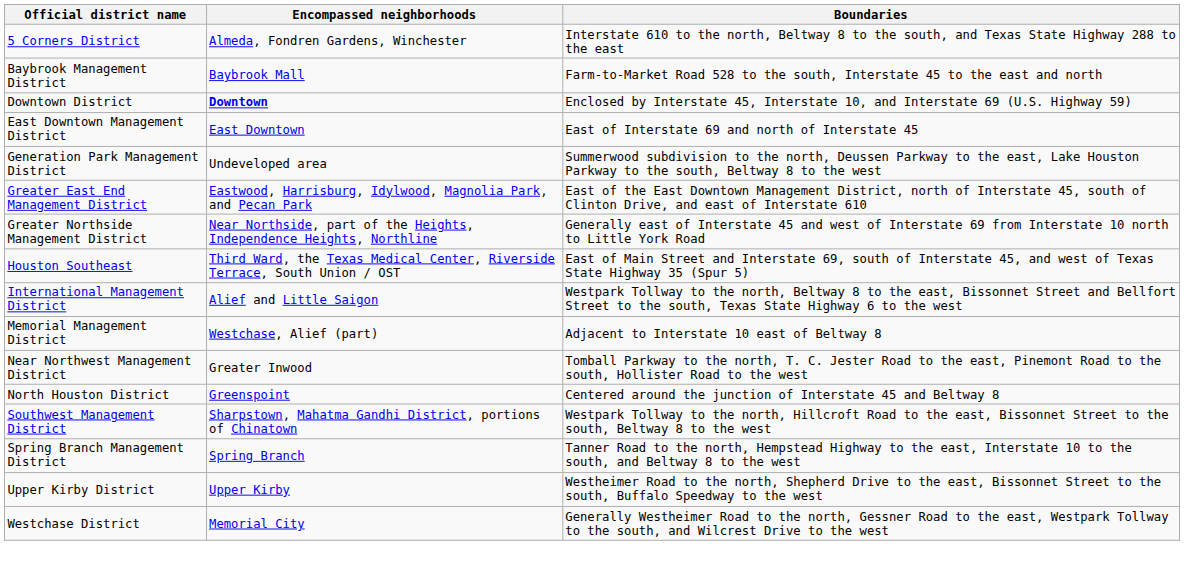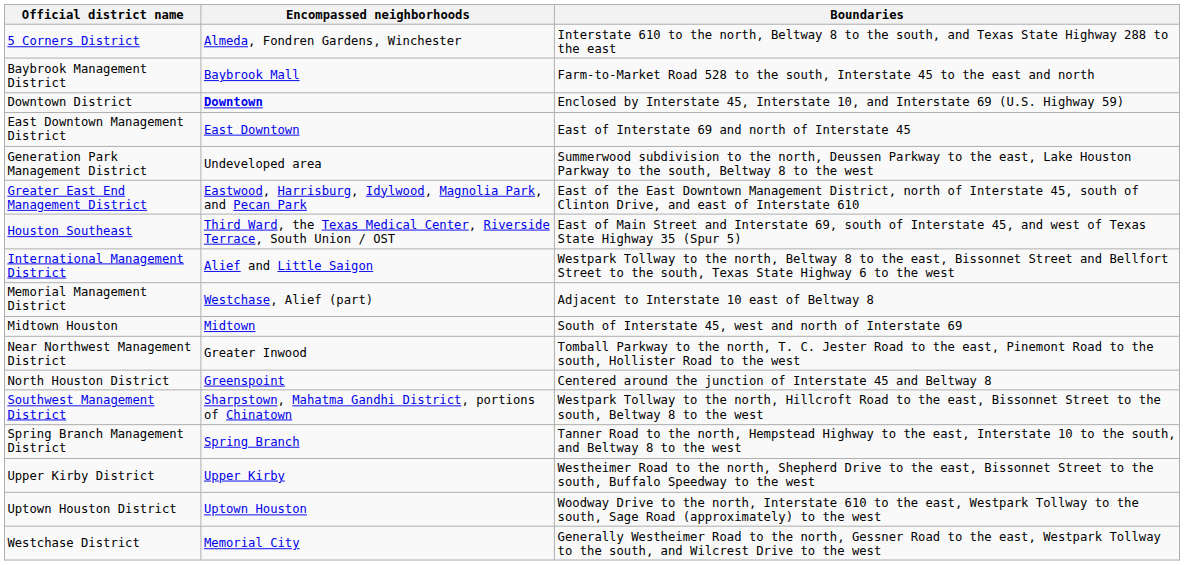- row: (77, 231)
+ row: (63, 326)
+ row: (92, 509)
